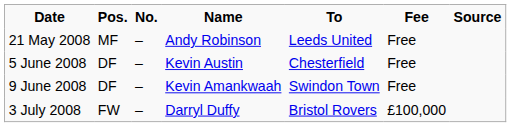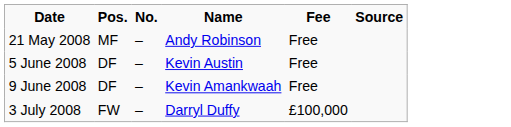- column: (334, 17)
